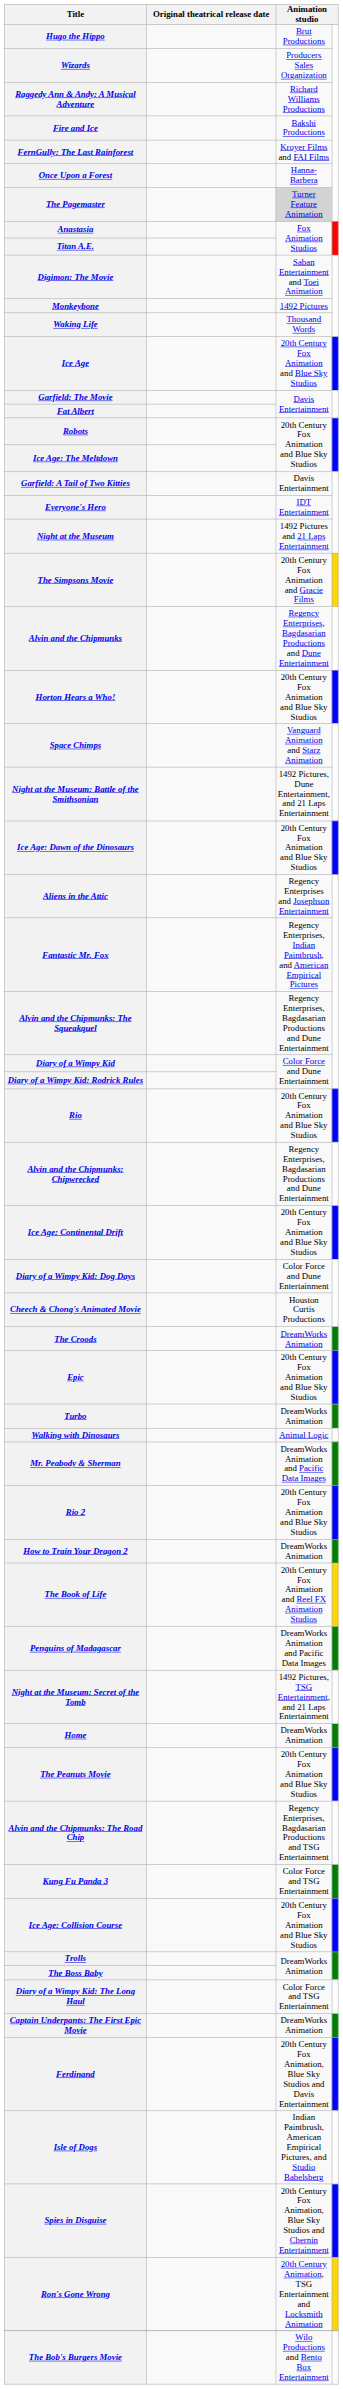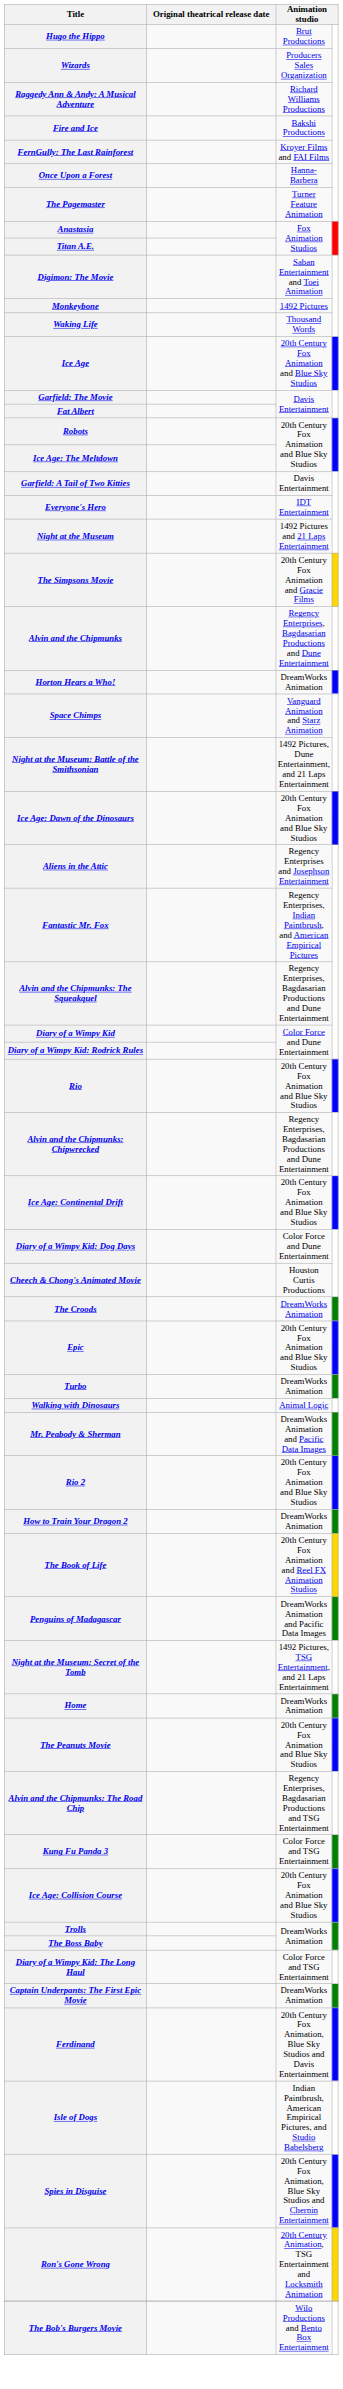(304, 204) lightgrey background -> (304, 204) no background
(304, 697) 20th Century Fox Animation and Blue Sky Studios -> (304, 682) DreamWorks Animation
